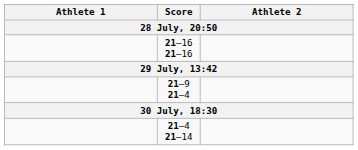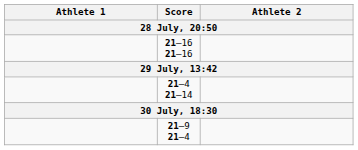rows swapped: (179, 89) <-> (179, 131)
